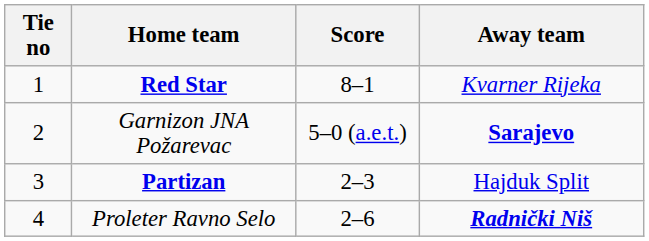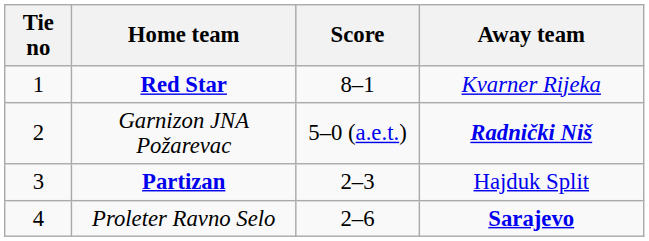(531, 132) Sarajevo -> (531, 132) Radnički Niš
(531, 217) Radnički Niš -> (531, 217) Sarajevo
